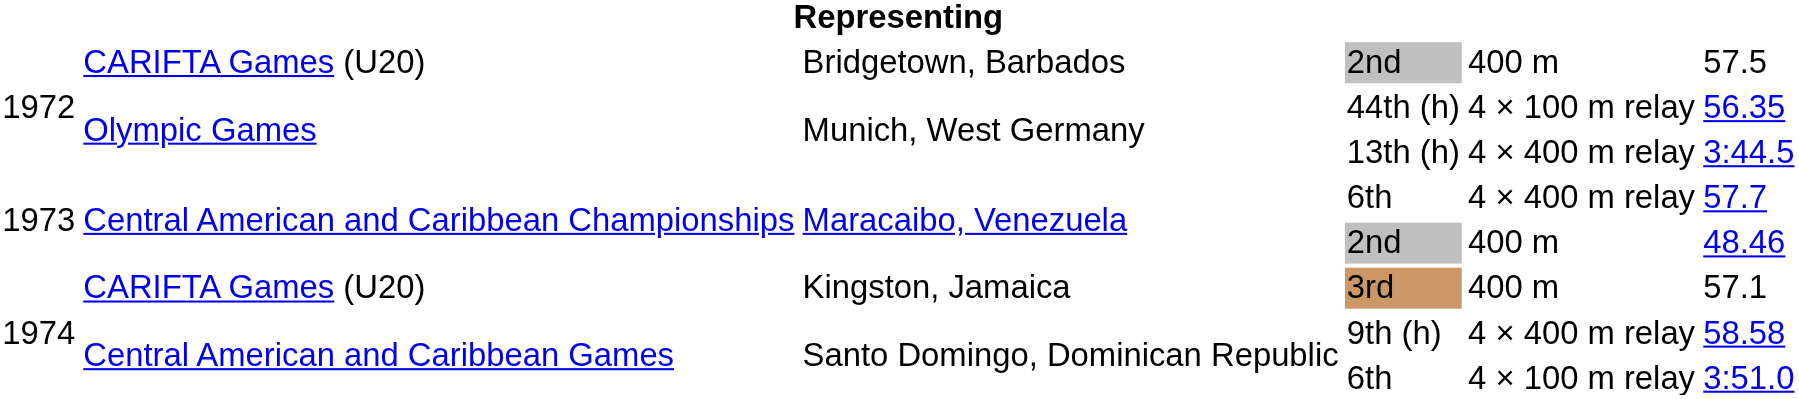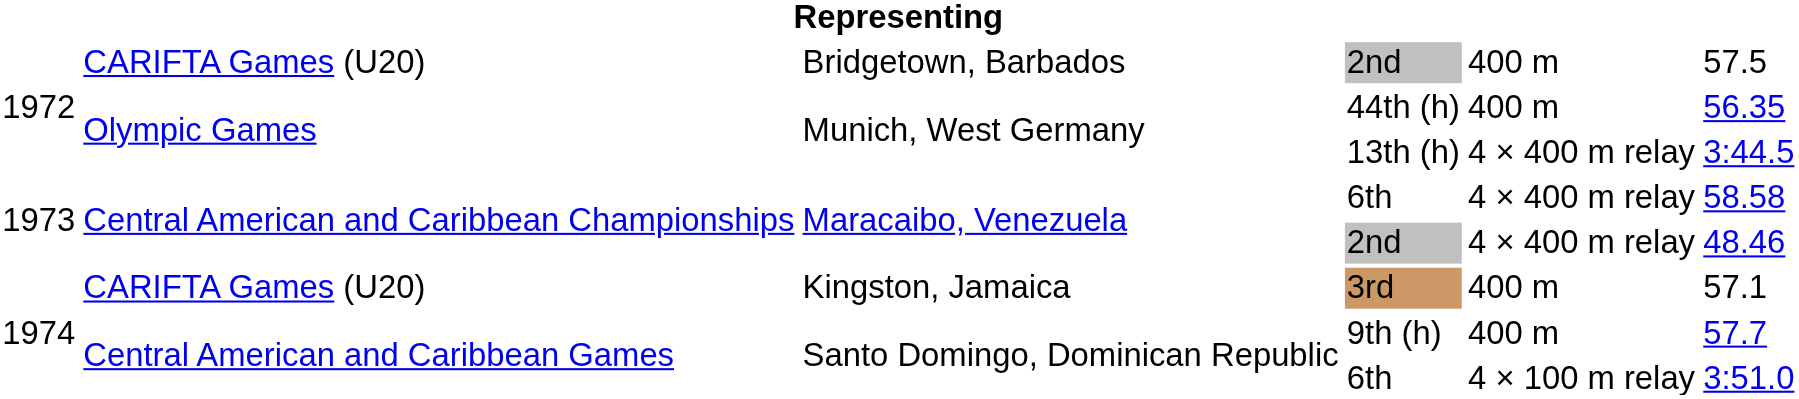(1582, 107) 4 × 100 m relay -> (1514, 107) 400 m
(1735, 197) 57.7 -> (1744, 197) 58.58
(1514, 242) 400 m -> (1582, 242) 4 × 400 m relay
(1582, 332) 4 × 400 m relay -> (1514, 332) 400 m
(1744, 332) 58.58 -> (1735, 332) 57.7
